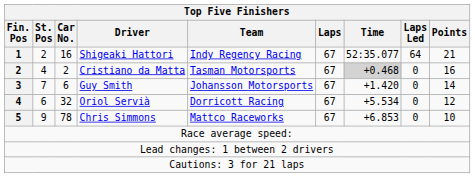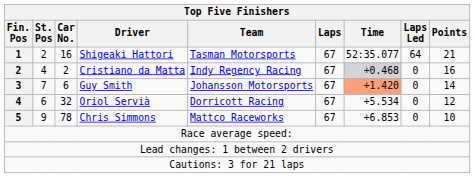(246, 55) Indy Regency Racing -> (243, 55) Tasman Motorsports
(243, 71) Tasman Motorsports -> (246, 71) Indy Regency Racing
(381, 87) no background -> (381, 87) lightsalmon background
